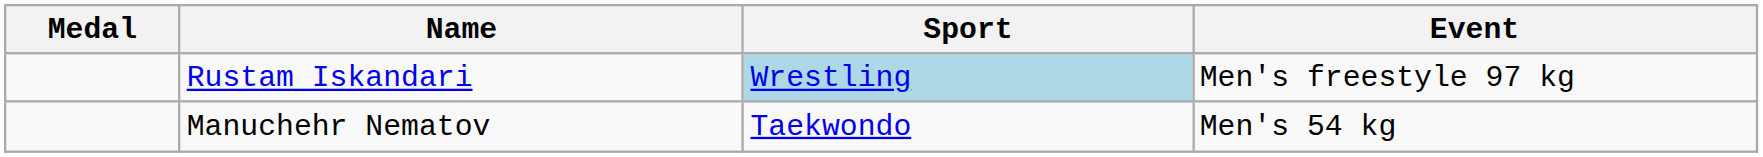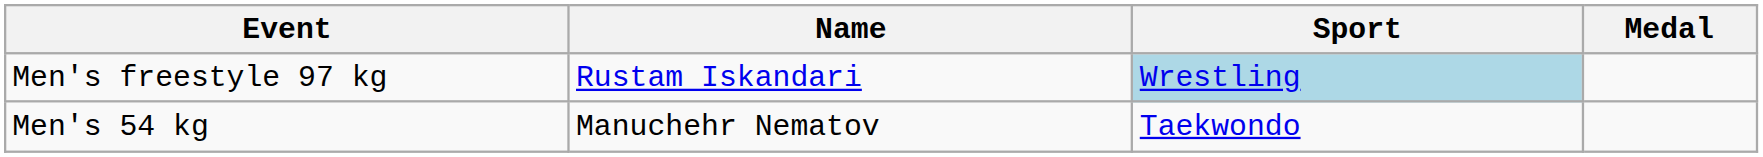columns swapped: (92, 29) <-> (1475, 29)
